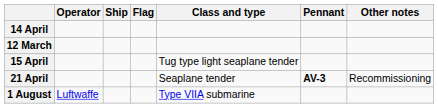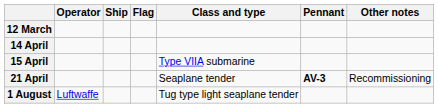rows swapped: (29, 45) <-> (29, 29)
(229, 62) Tug type light seaplane tender -> (207, 62) Type VIIA submarine
(207, 95) Type VIIA submarine -> (229, 95) Tug type light seaplane tender
